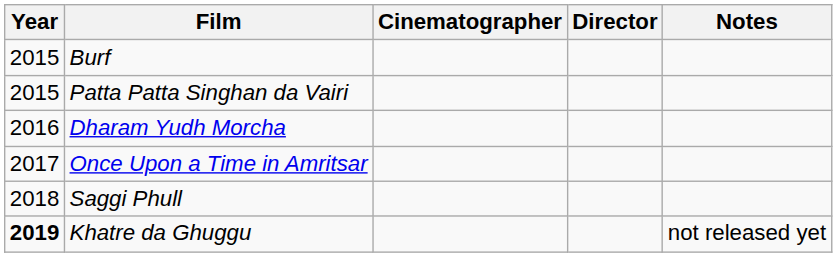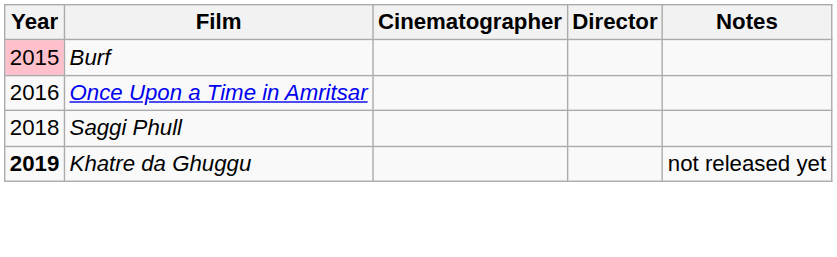(35, 57) no background -> (35, 57) pink background
- row: (209, 92)
- row: (178, 127)
(35, 163) 2017 -> (35, 92) 2016
